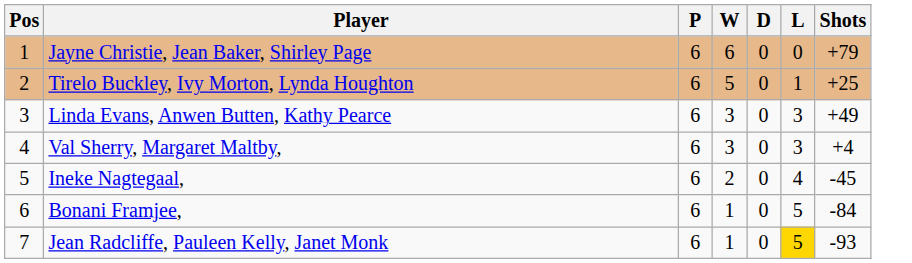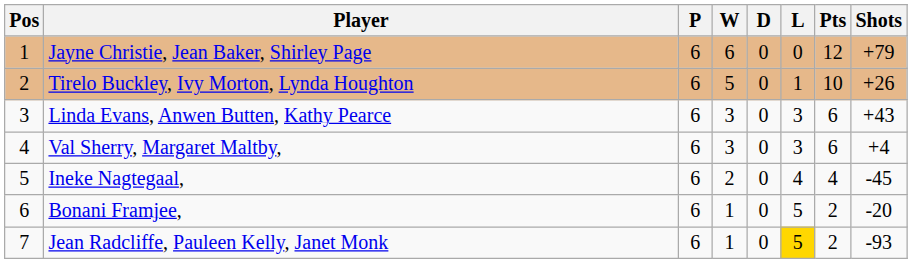+ column: (833, 20)
(843, 83) +25 -> (879, 83) +26
(843, 115) +49 -> (879, 115) +43
(843, 210) -84 -> (879, 210) -20
